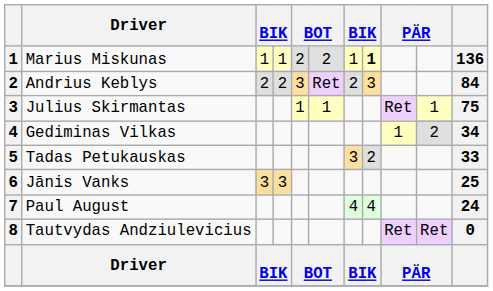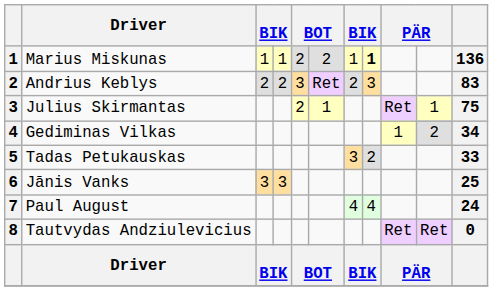(470, 84) 84 -> (470, 84) 83
(300, 108) 1 -> (300, 108) 2
